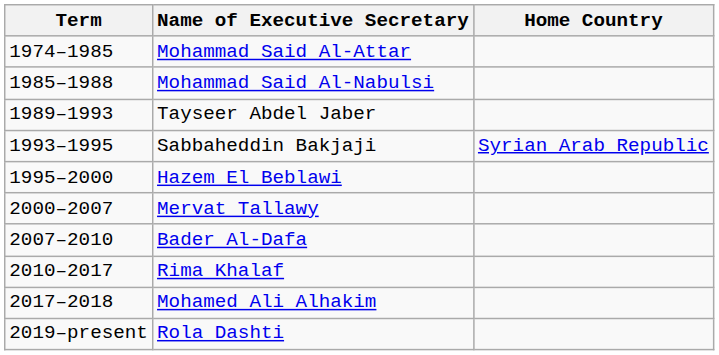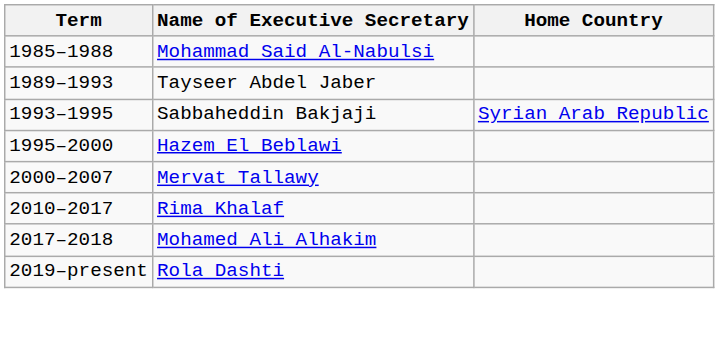- row: (284, 52)
- row: (232, 240)
